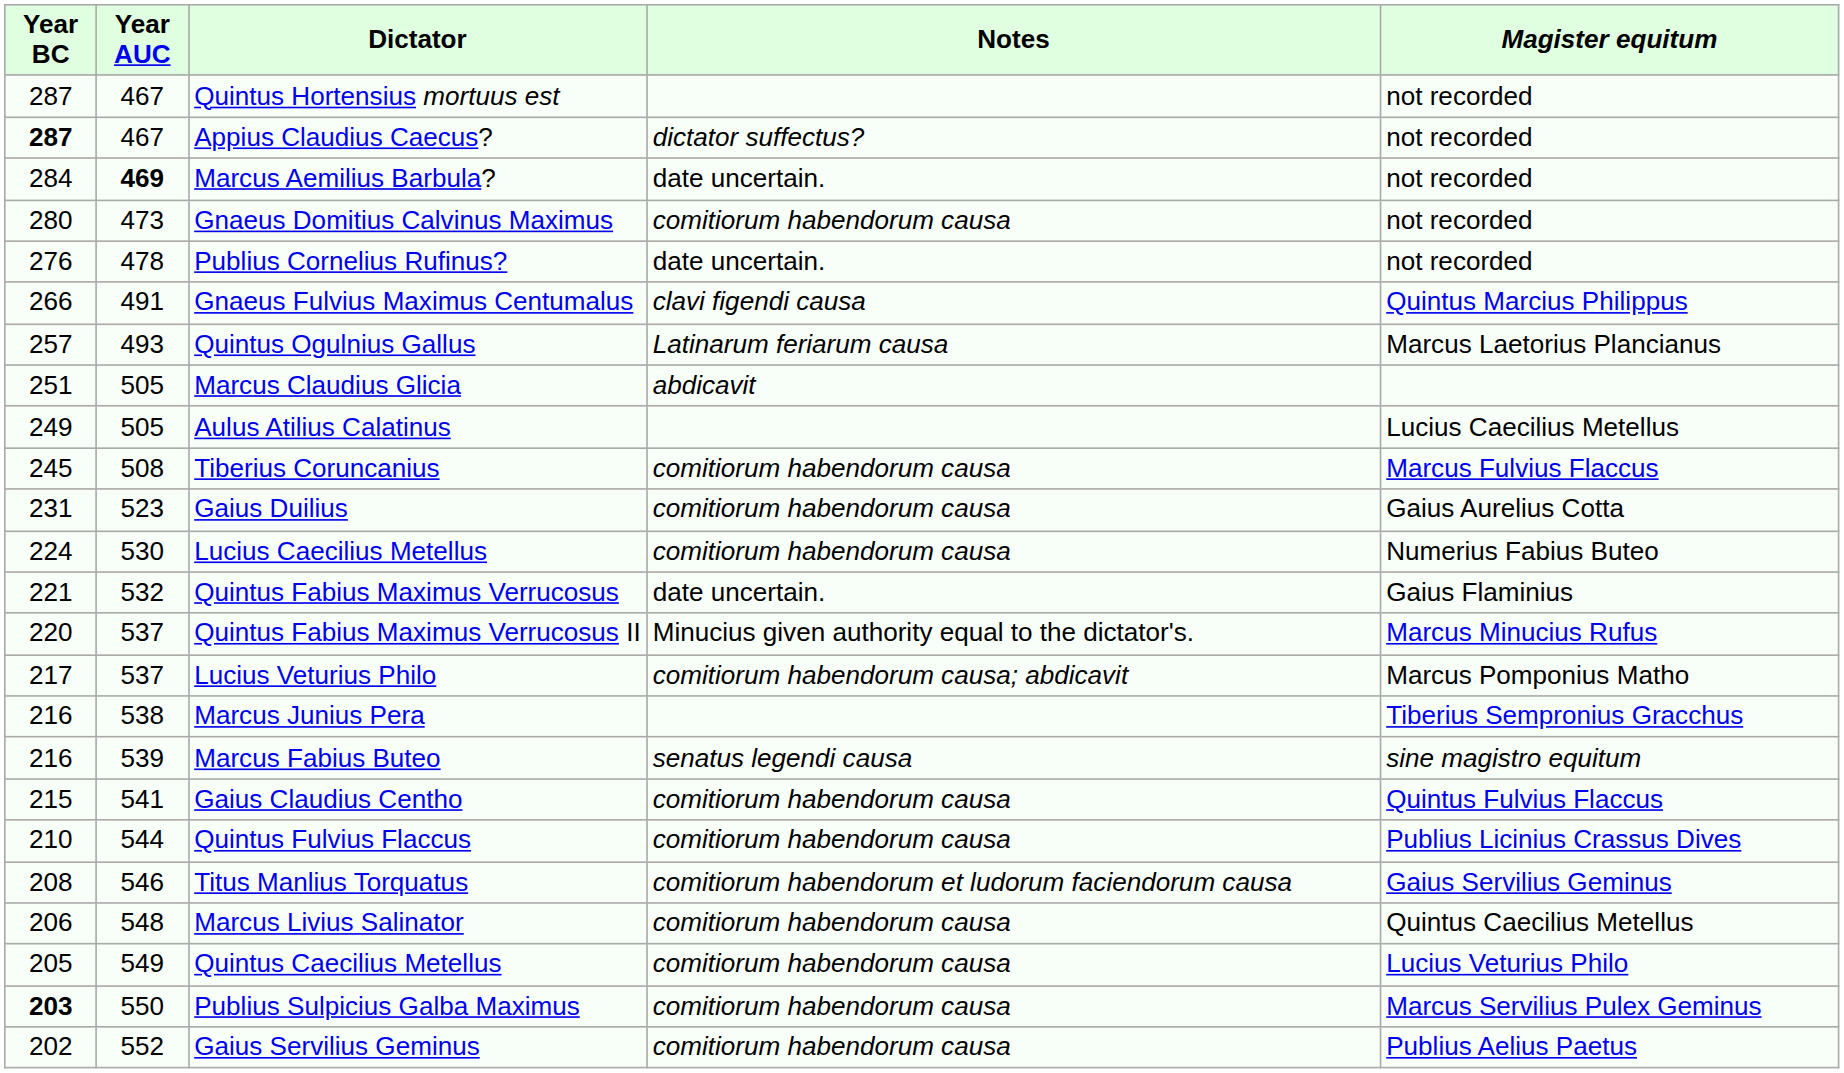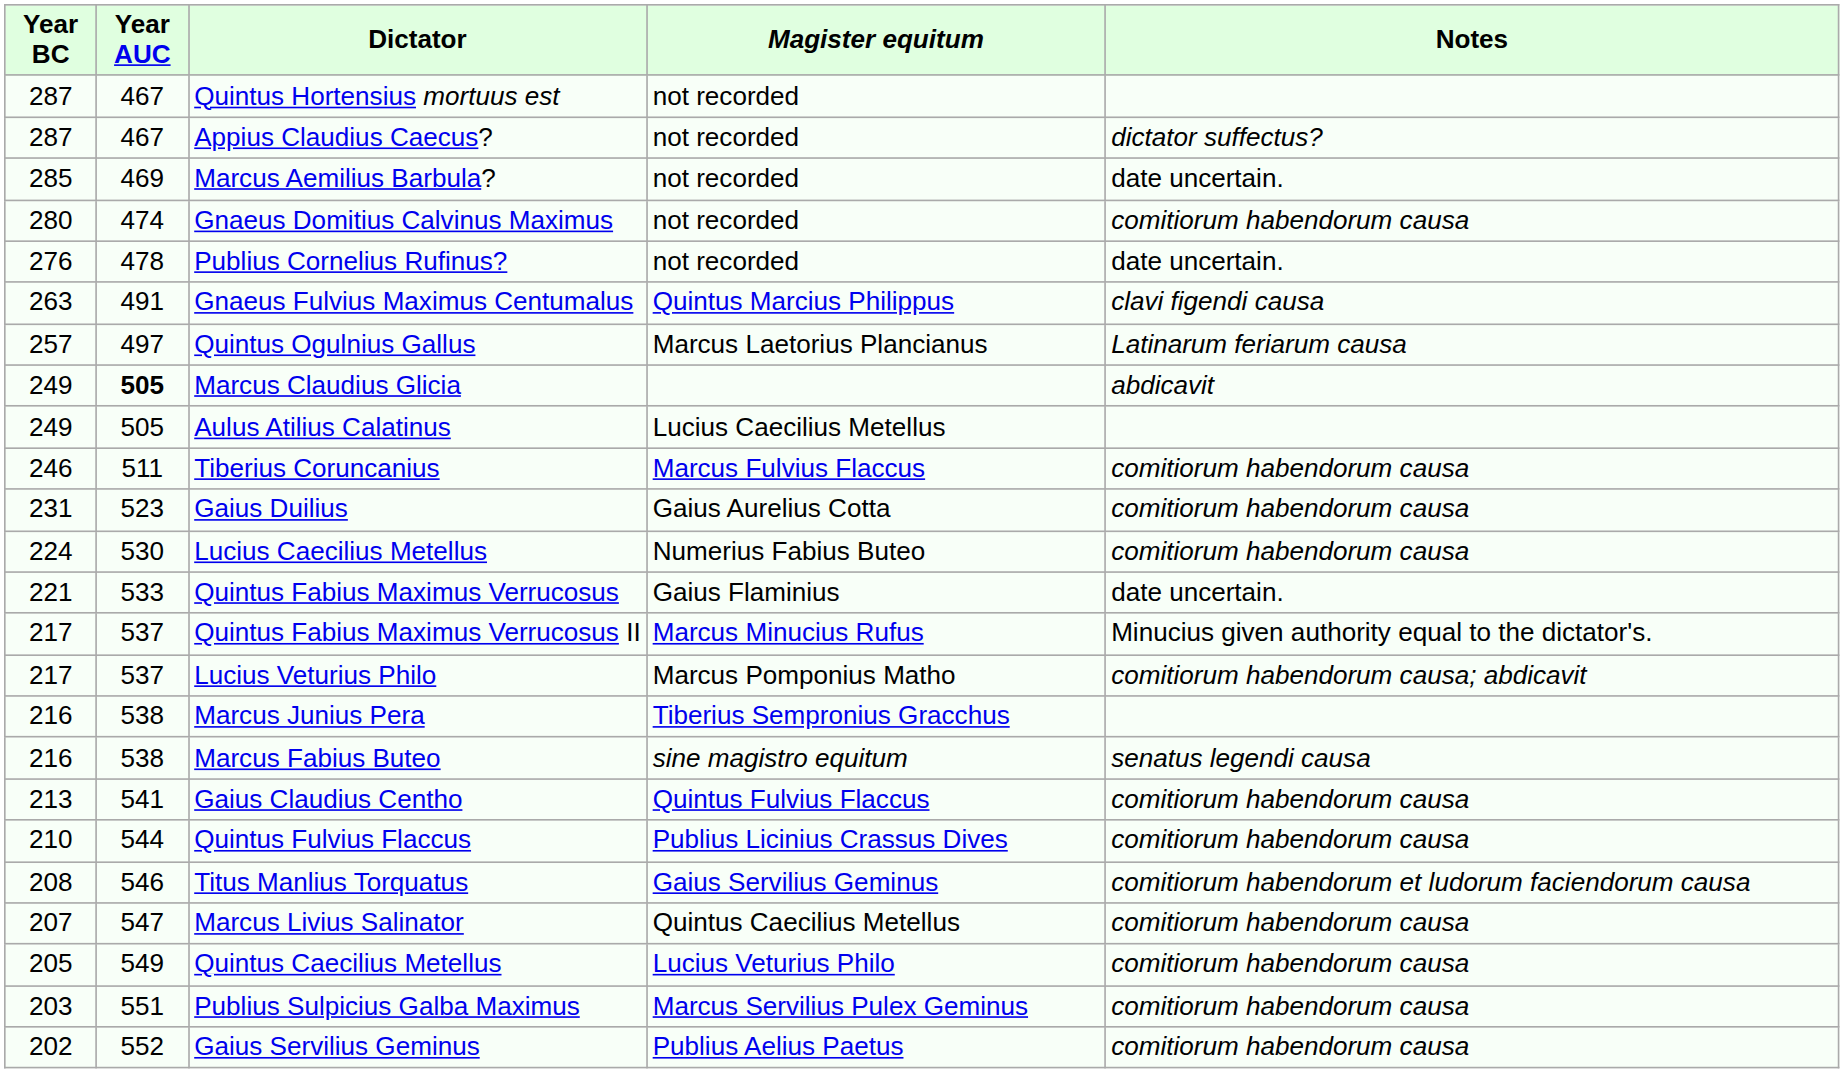columns swapped: (1609, 39) <-> (1013, 39)
(51, 137) bold -> (51, 137) normal
(51, 178) 284 -> (51, 178) 285
(142, 178) bold -> (142, 178) normal
(142, 219) 473 -> (142, 219) 474
(51, 302) 266 -> (51, 302) 263
(142, 344) 493 -> (142, 344) 497
(51, 385) 251 -> (51, 385) 249
(142, 385) normal -> (142, 385) bold
(51, 468) 245 -> (51, 468) 246
(142, 468) 508 -> (142, 468) 511
(142, 592) 532 -> (142, 592) 533
(51, 633) 220 -> (51, 633) 217
(142, 757) 539 -> (142, 757) 538
(51, 799) 215 -> (51, 799) 213
(51, 923) 206 -> (51, 923) 207
(142, 923) 548 -> (142, 923) 547
(51, 1005) bold -> (51, 1005) normal
(142, 1005) 550 -> (142, 1005) 551
